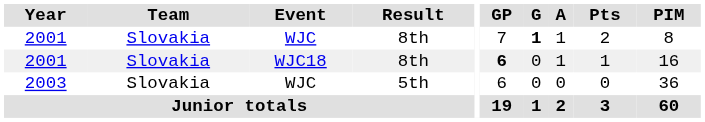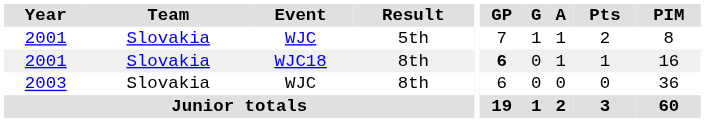(413, 38) 8th -> (413, 38) 5th
(536, 38) bold -> (536, 38) normal
(413, 84) 5th -> (413, 84) 8th
